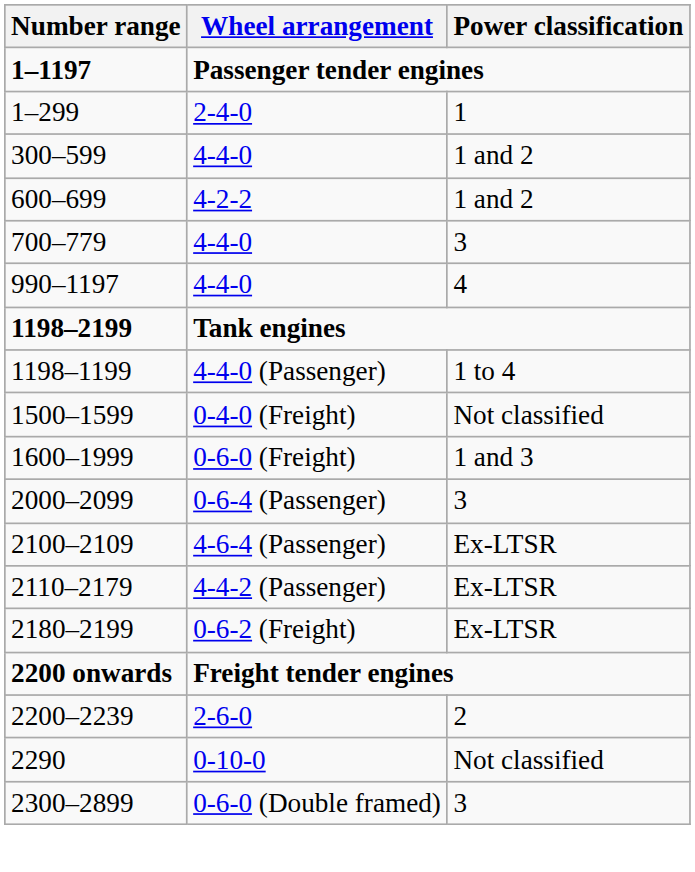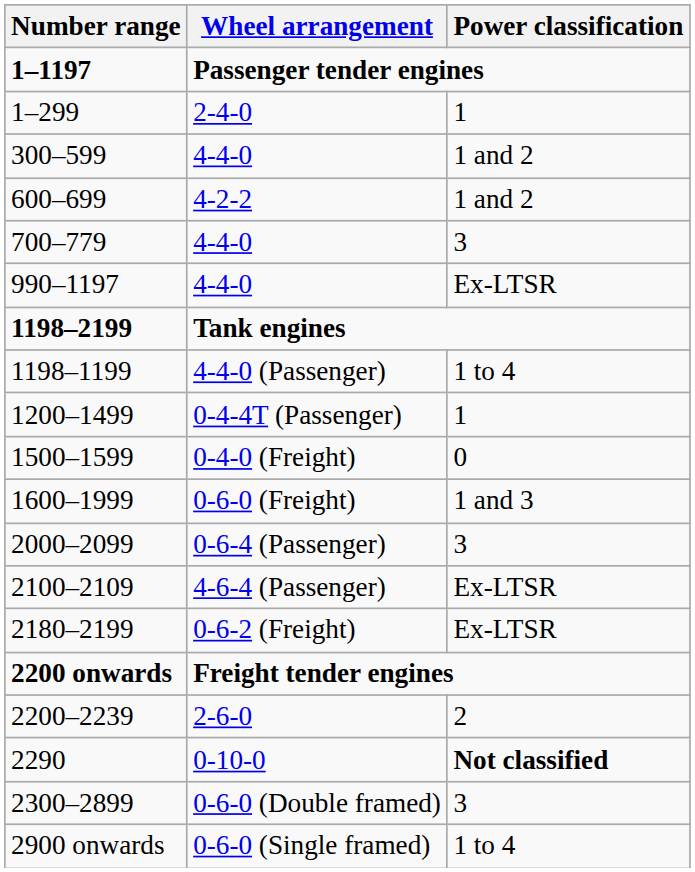(460, 284) 4 -> (505, 284) Ex-LTSR
+ row: (72, 414)
(529, 414) Not classified -> (460, 457) 0
- row: (72, 586)
(529, 759) normal -> (531, 759) bold
+ row: (88, 845)
